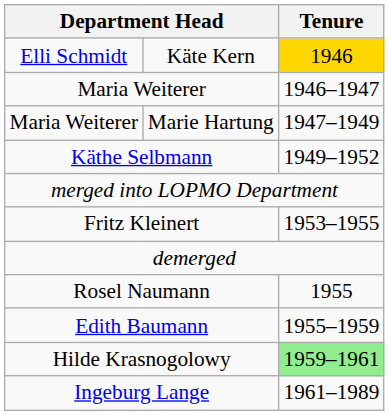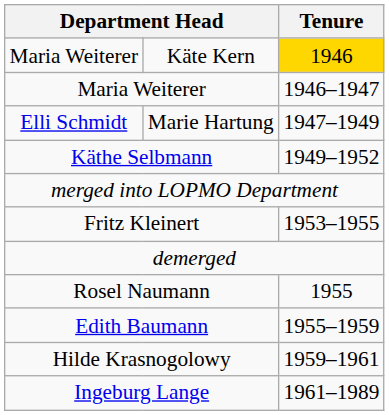(74, 55) Elli Schmidt -> (74, 55) Maria Weiterer
(74, 122) Maria Weiterer -> (74, 122) Elli Schmidt
(331, 358) lightgreen background -> (331, 358) no background
